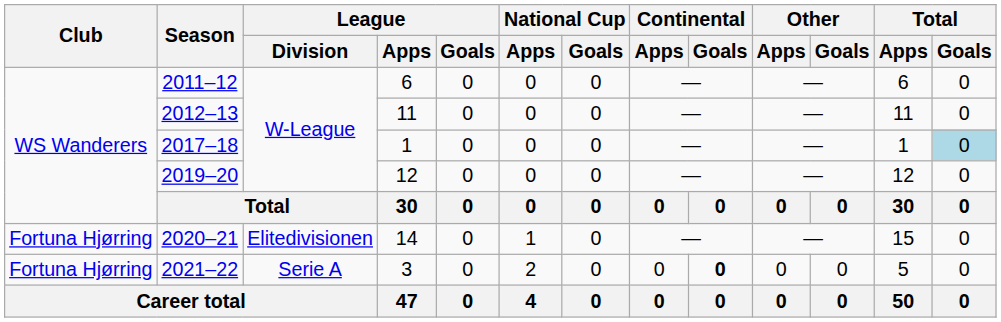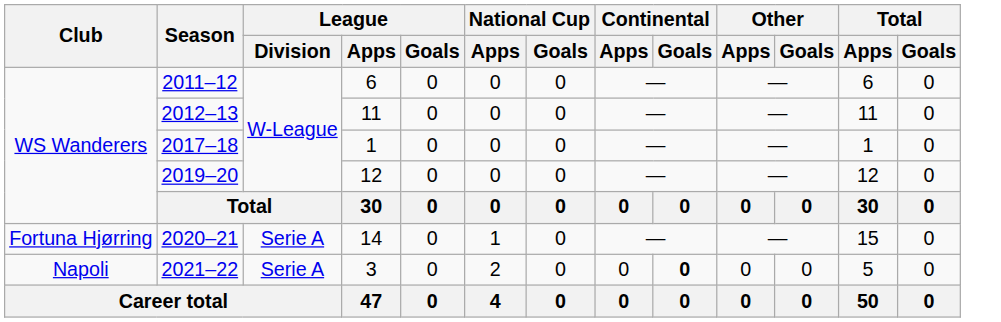(964, 144) lightblue background -> (929, 144) no background
(310, 238) Elitedivisionen -> (292, 238) Serie A
(81, 269) Fortuna Hjørring -> (81, 269) Napoli
